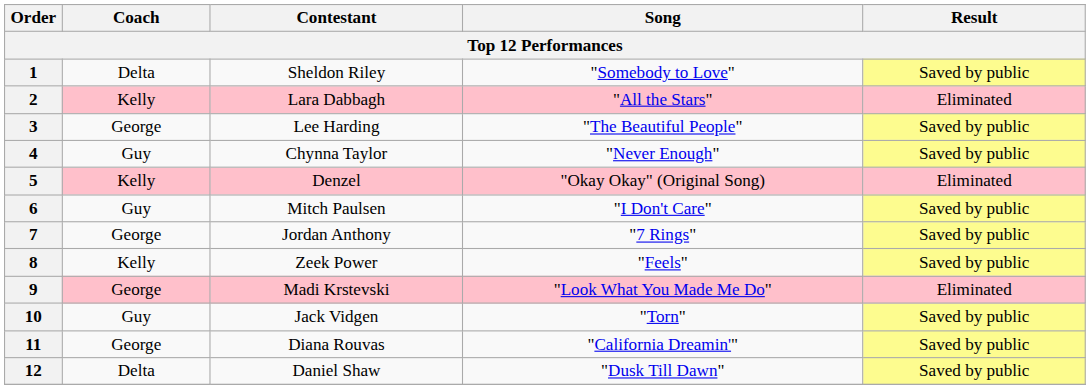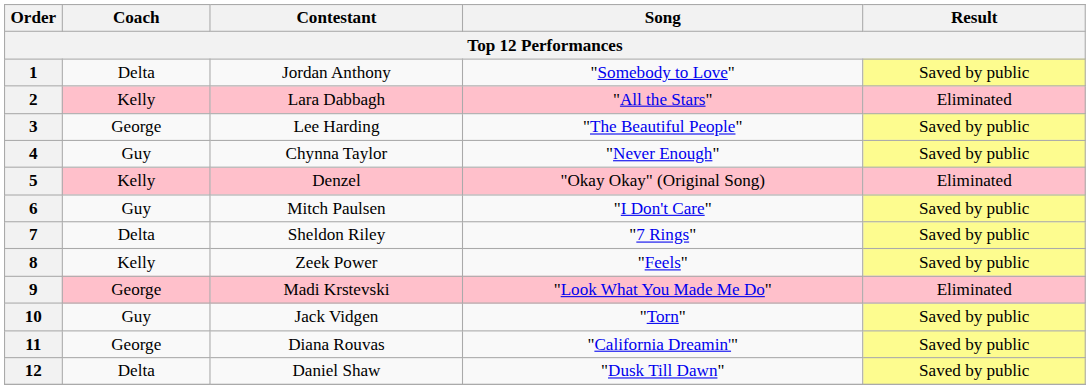(336, 72) Sheldon Riley -> (336, 72) Jordan Anthony
(136, 235) George -> (136, 235) Delta
(336, 235) Jordan Anthony -> (336, 235) Sheldon Riley
